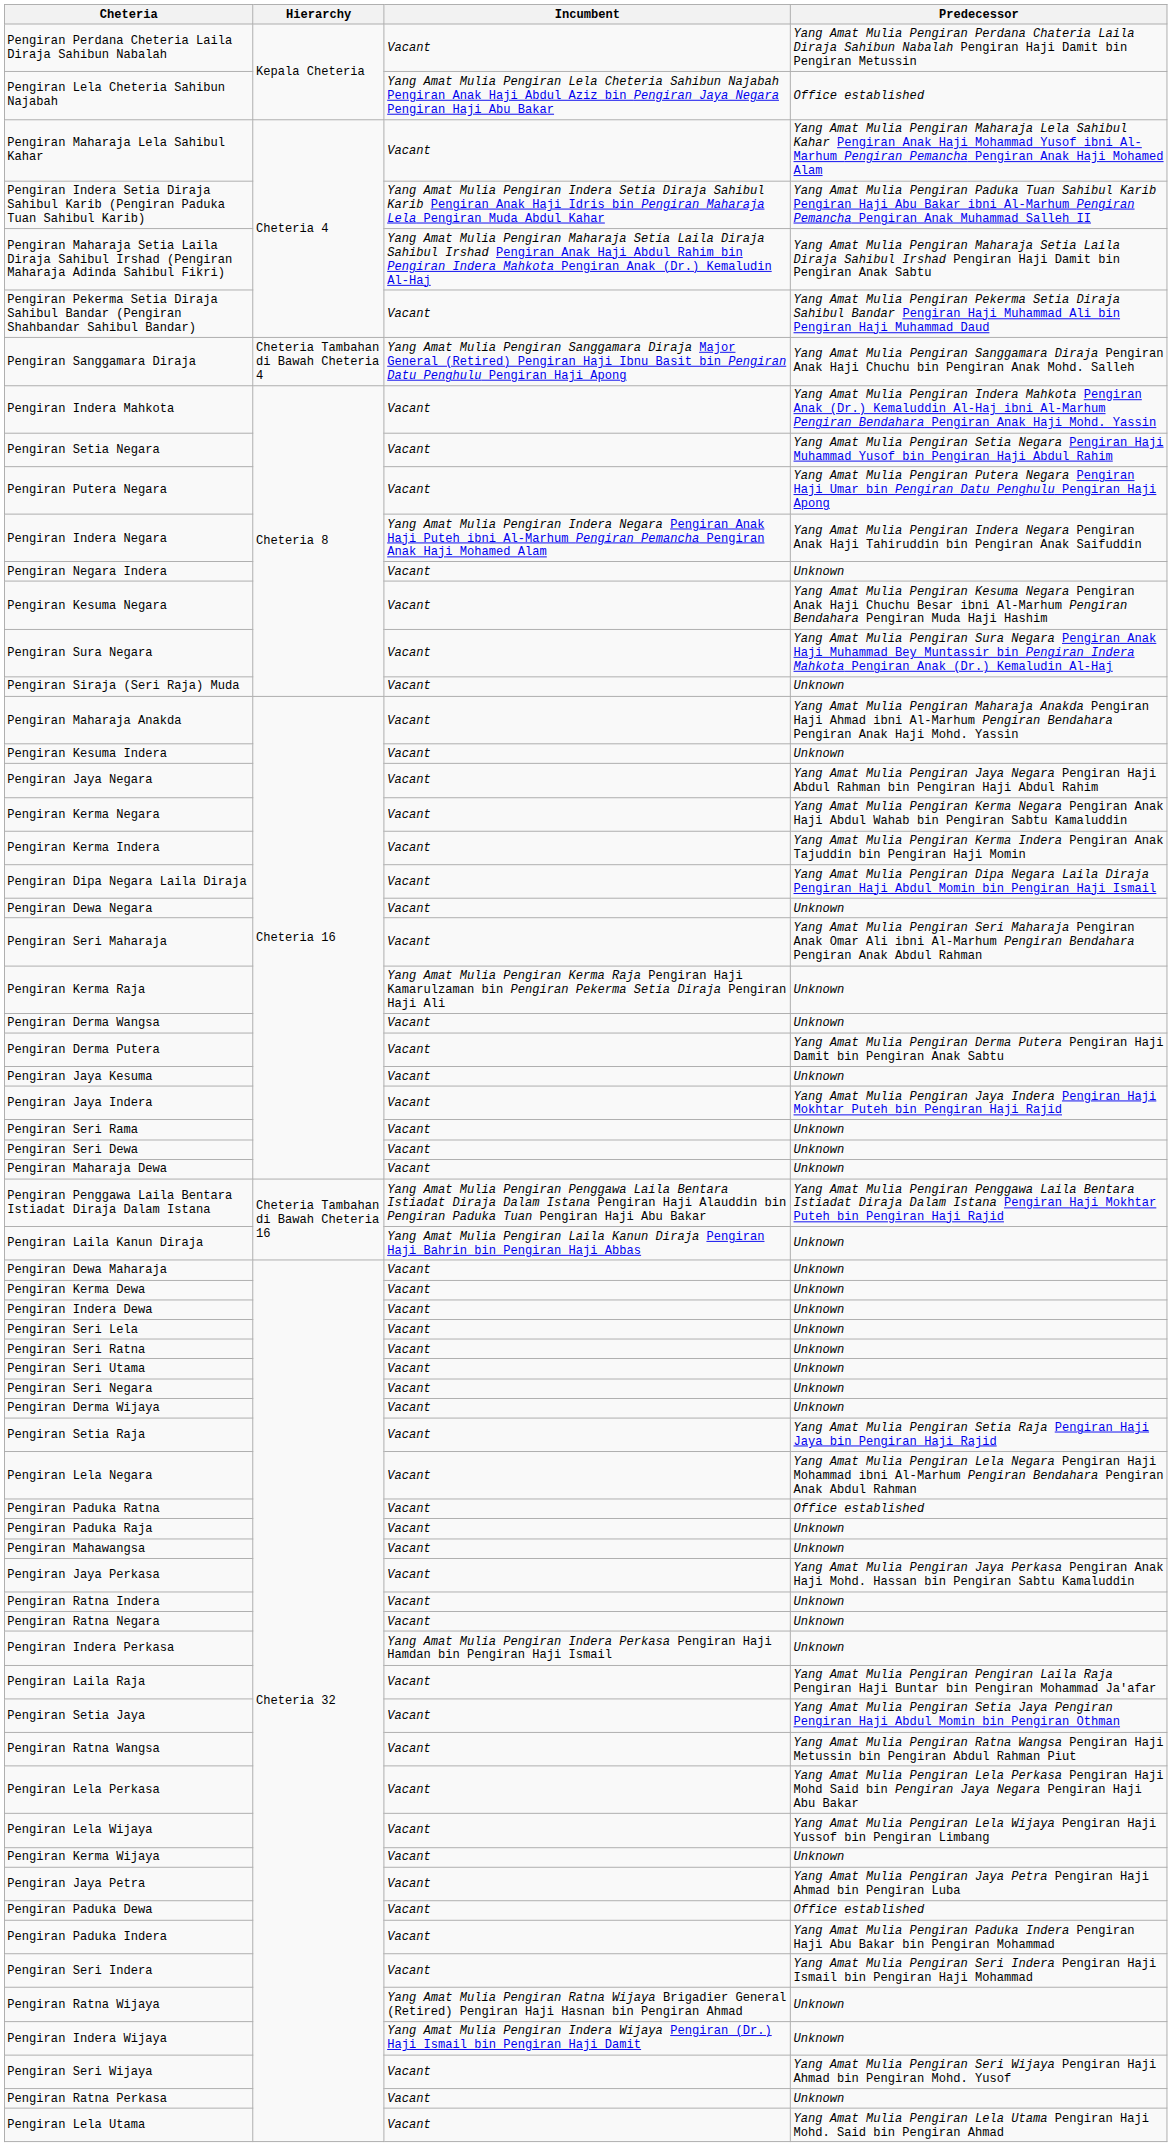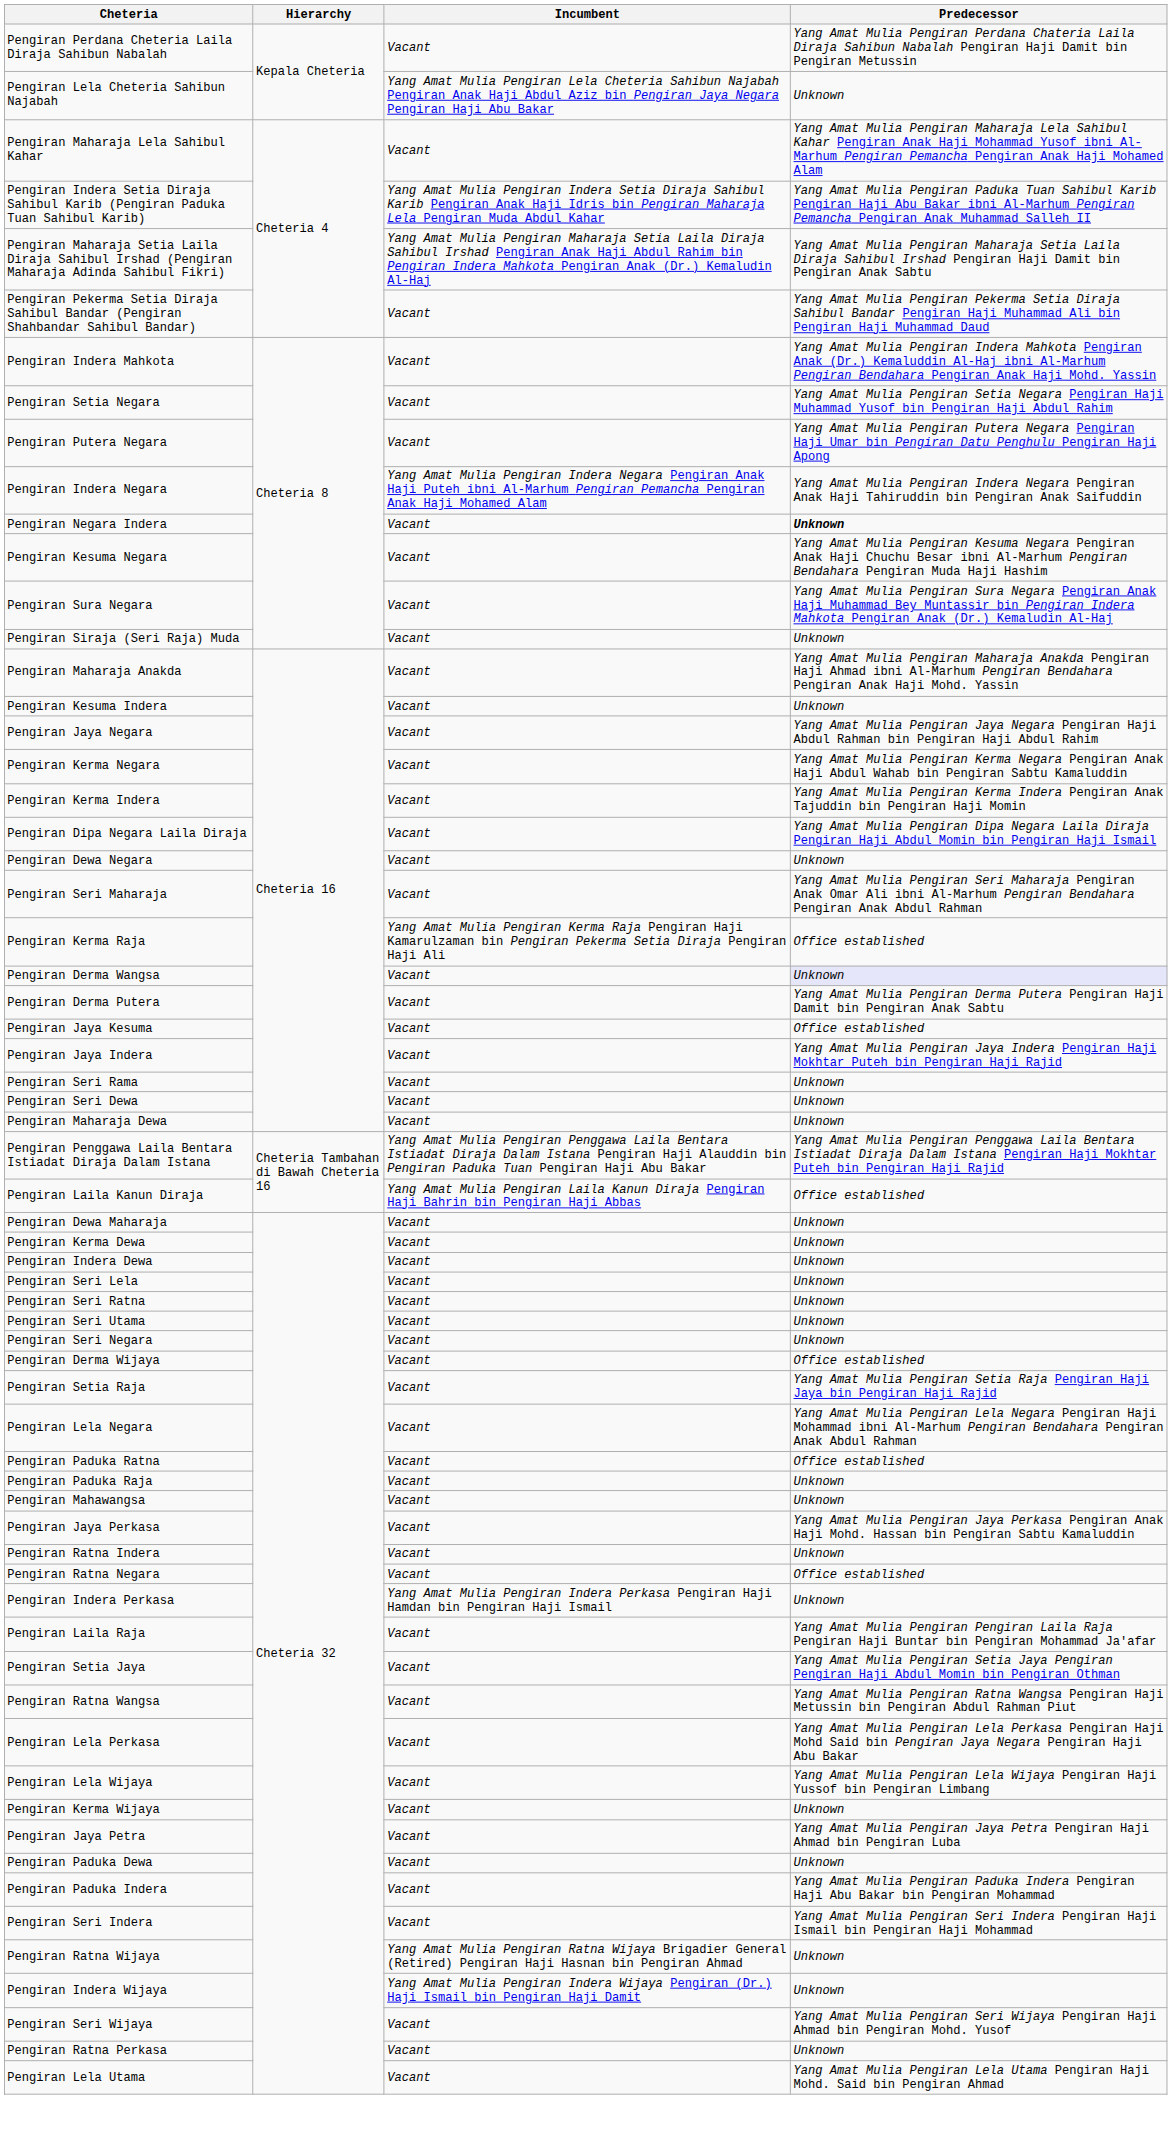(859, 96) Office established -> (819, 96) Unknown
- row: (102, 361)
(819, 572) normal -> (819, 524) bold
(819, 989) Unknown -> (859, 942) Office established
(819, 1023) no background -> (819, 975) lavender background
(819, 1076) Unknown -> (859, 1029) Office established
(819, 1243) Unknown -> (859, 1196) Office established
(819, 1408) Unknown -> (859, 1360) Office established
(819, 1622) Unknown -> (859, 1574) Office established
(859, 1910) Office established -> (819, 1863) Unknown
